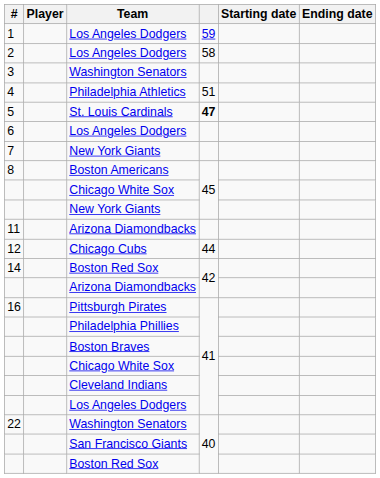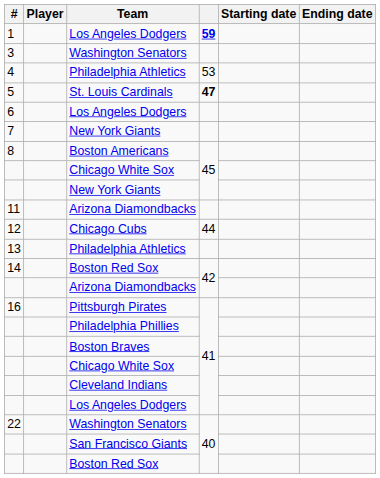(209, 33) normal -> (209, 33) bold
- row: (11, 53)
(209, 92) 51 -> (209, 72) 53
+ row: (14, 248)
